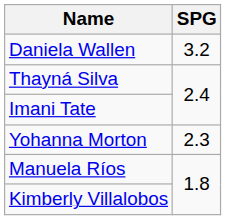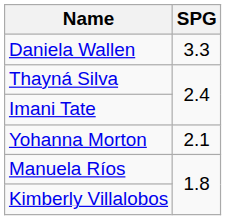(197, 49) 3.2 -> (197, 49) 3.3
(197, 139) 2.3 -> (197, 139) 2.1
